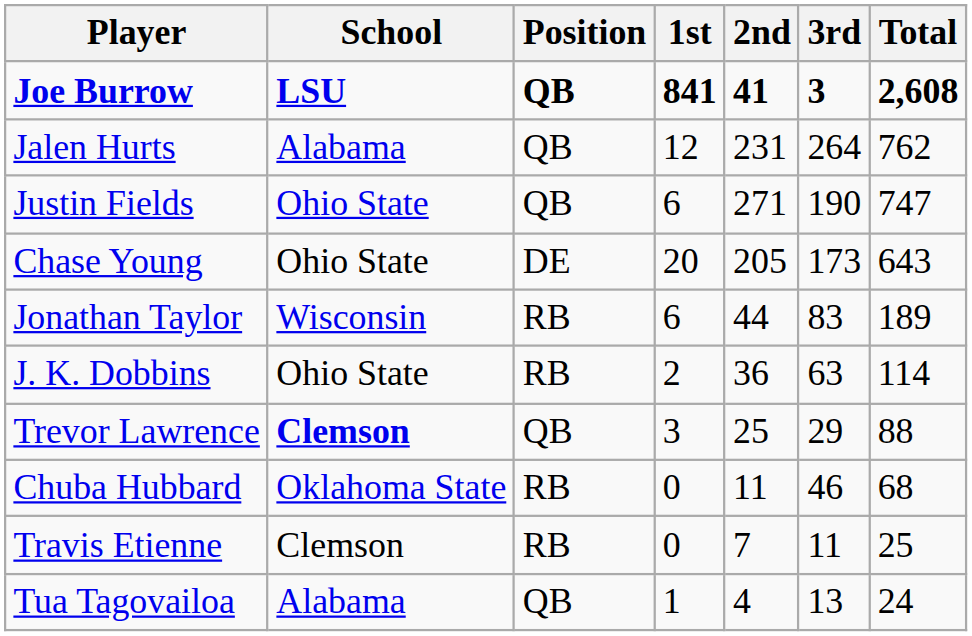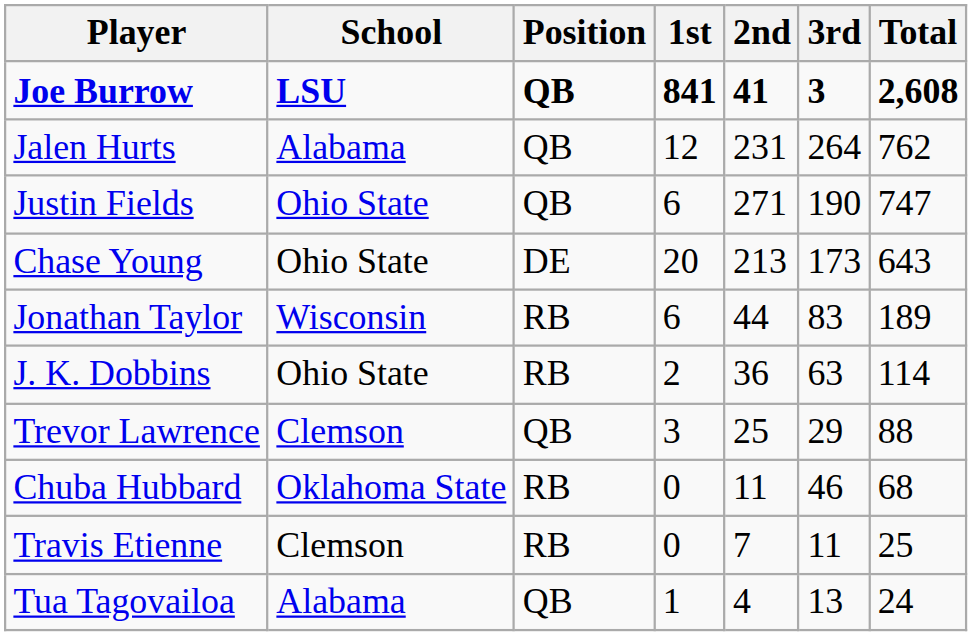(760, 260) 205 -> (760, 260) 213
(343, 430) bold -> (340, 430) normal
